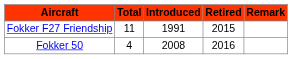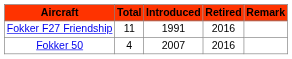(223, 29) 2015 -> (223, 29) 2016
(173, 45) 2008 -> (173, 45) 2007
